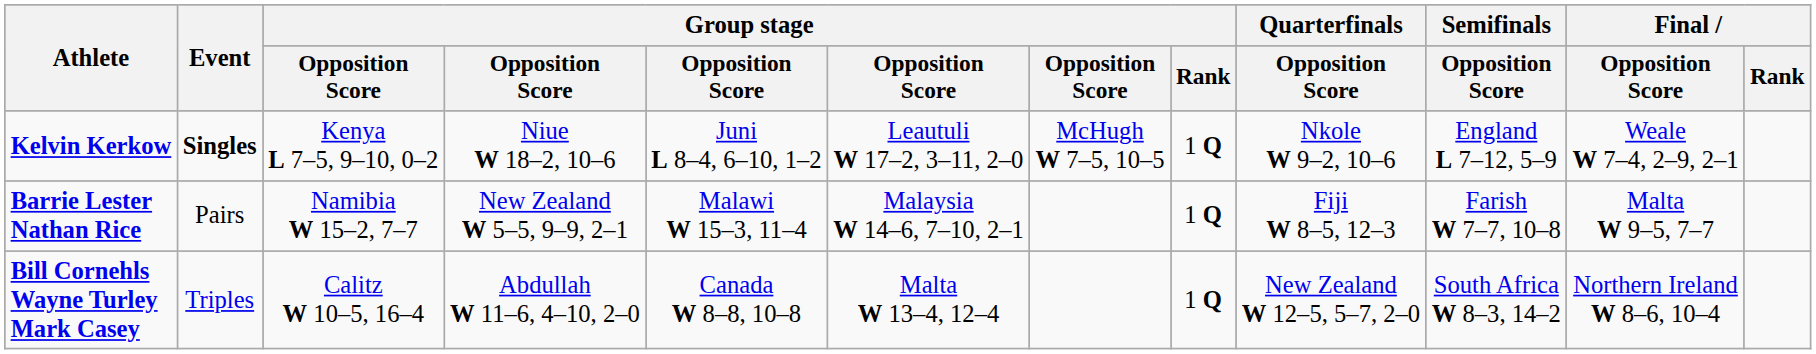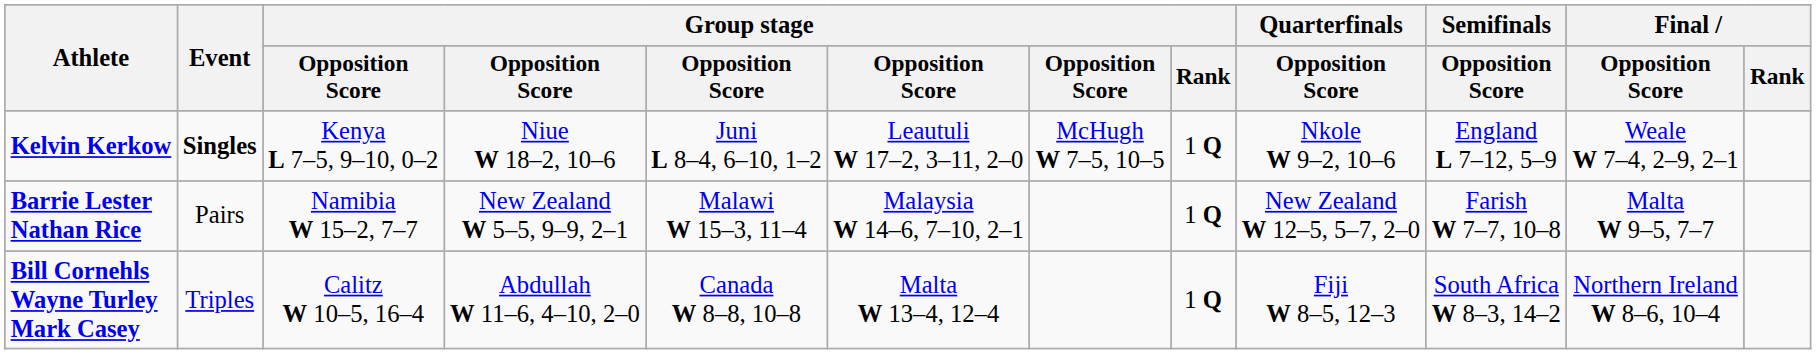(1331, 215) Fiji W 8–5, 12–3 -> (1331, 215) New Zealand W 12–5, 5–7, 2–0
(1331, 300) New Zealand W 12–5, 5–7, 2–0 -> (1331, 300) Fiji W 8–5, 12–3
